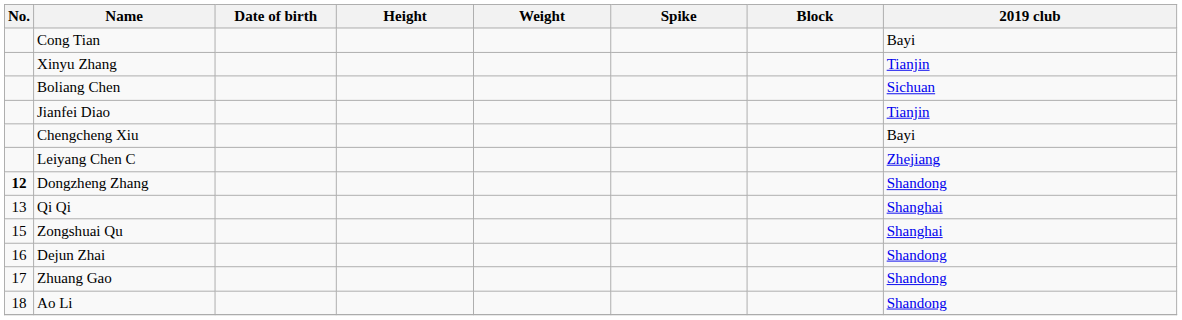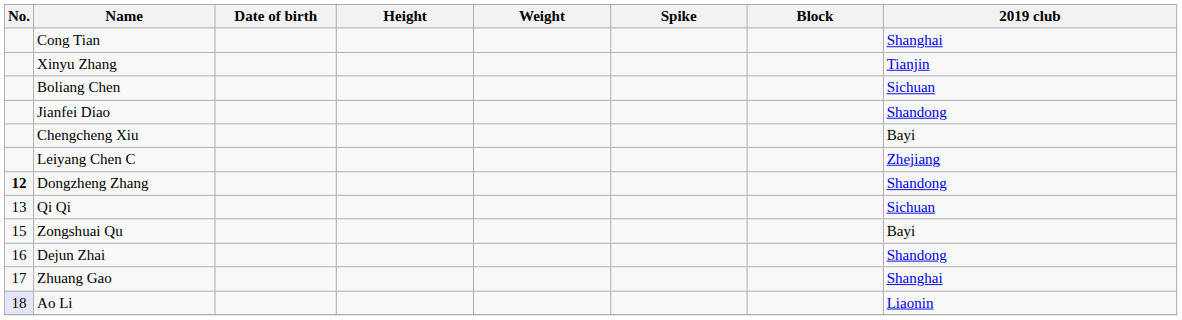(901, 40) Bayi -> (915, 40) Shanghai
(908, 111) Tianjin -> (917, 111) Shandong
(915, 207) Shanghai -> (911, 207) Sichuan
(915, 231) Shanghai -> (901, 231) Bayi
(917, 278) Shandong -> (915, 278) Shanghai
(19, 302) no background -> (19, 302) lavender background
(917, 302) Shandong -> (910, 302) Liaonin
